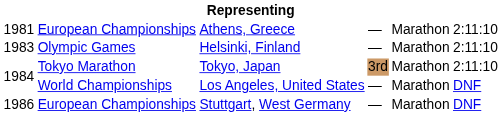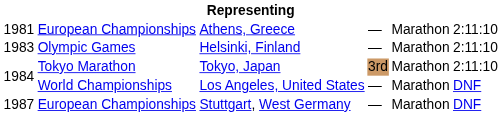(19, 104) 1986 -> (19, 104) 1987
